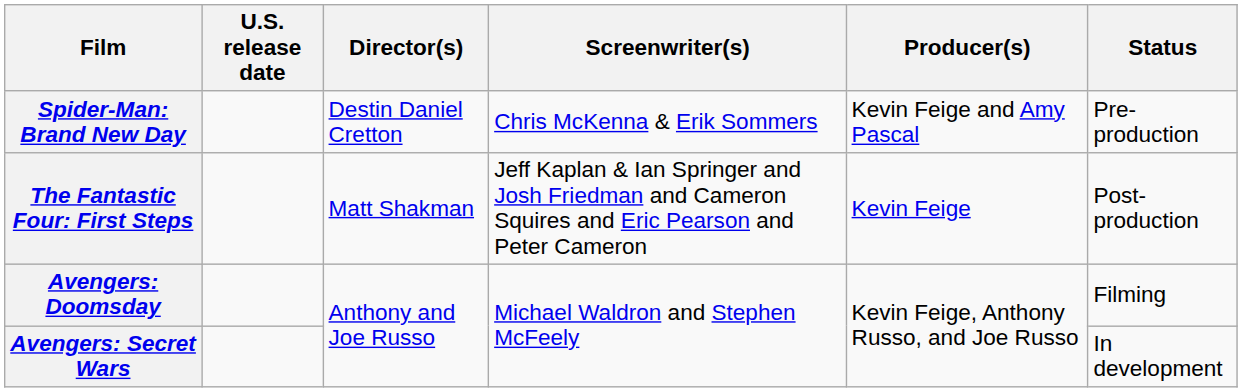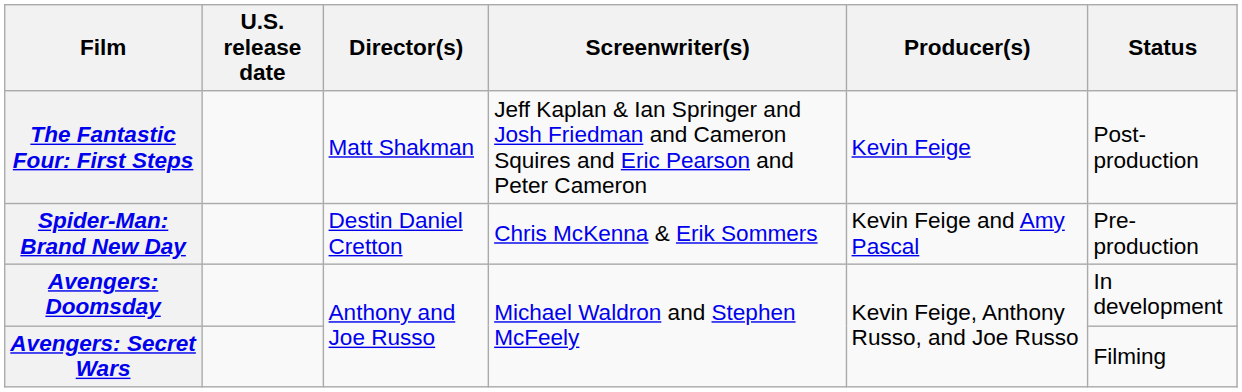rows swapped: (103, 208) <-> (103, 121)
(1130, 294) Filming -> (1158, 294) In development
(1158, 355) In development -> (1130, 355) Filming
